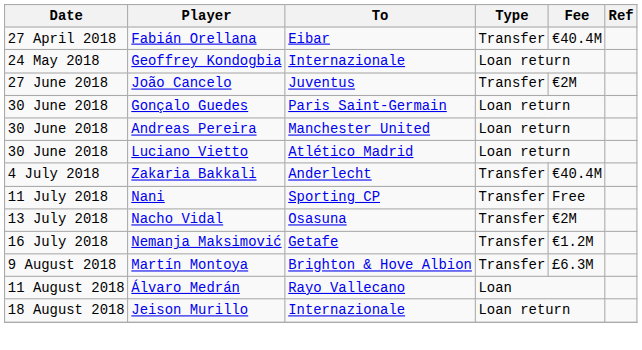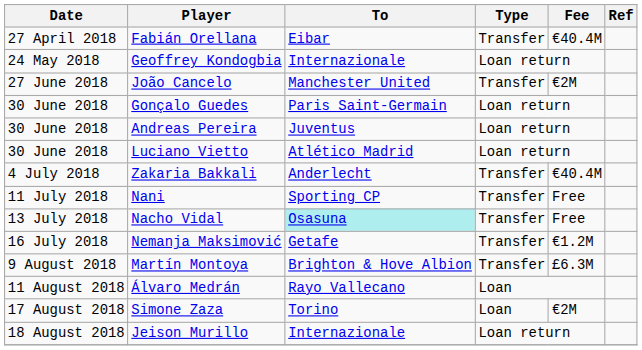(322, 84) Juventus -> (359, 84) Manchester United
(359, 129) Manchester United -> (322, 129) Juventus
(317, 220) no background -> (317, 220) paleturquoise background
(564, 220) €2M -> (569, 220) Free
+ row: (177, 311)
